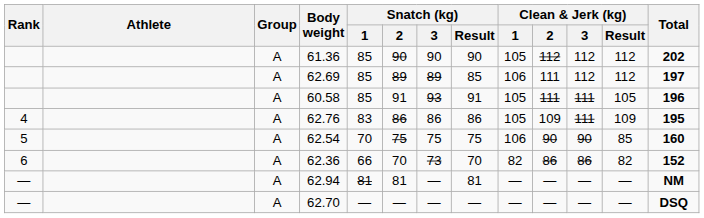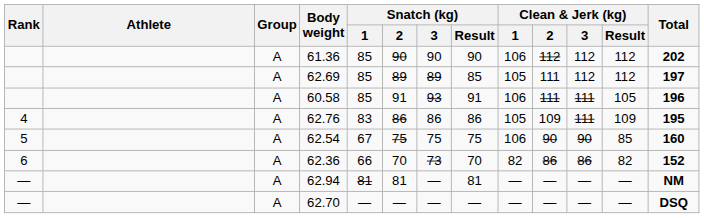(515, 56) 105 -> (515, 56) 106
(515, 77) 106 -> (515, 77) 105
(515, 98) 105 -> (515, 98) 106
(365, 139) 70 -> (365, 139) 67
